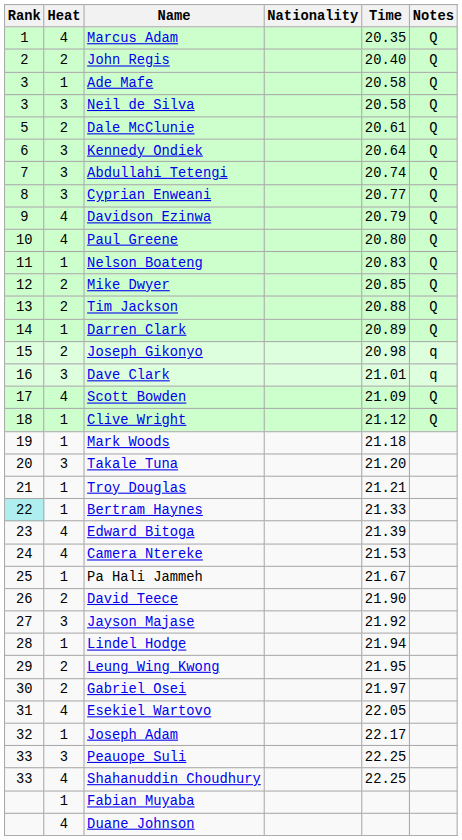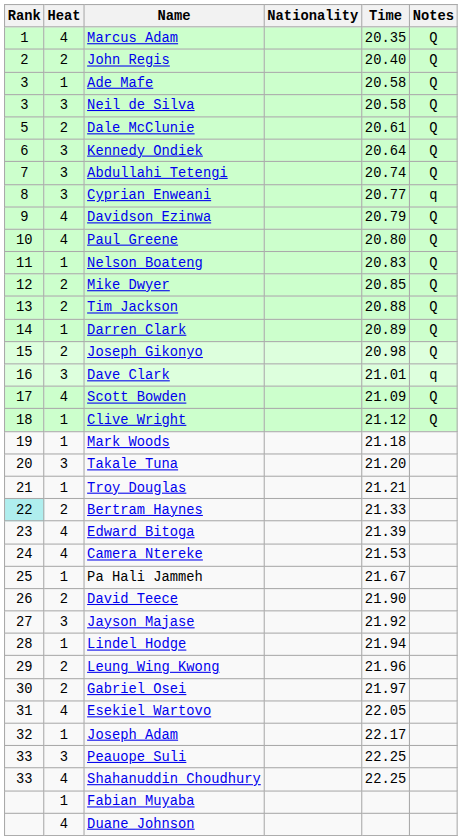(433, 195) Q -> (433, 195) q
(433, 353) q -> (433, 353) Q
(64, 510) 1 -> (64, 510) 2
(386, 667) 21.95 -> (386, 667) 21.96
